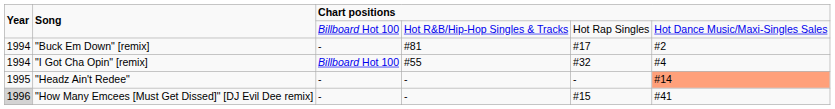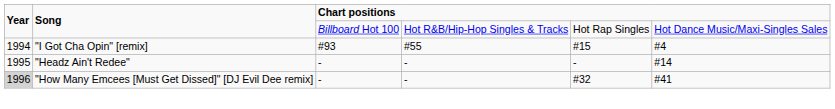- row: (92, 46)
(359, 63) Billboard Hot 100 -> (327, 46) #93
(582, 63) #32 -> (582, 46) #15
(663, 79) lightsalmon background -> (663, 63) no background
(582, 96) #15 -> (582, 79) #32
